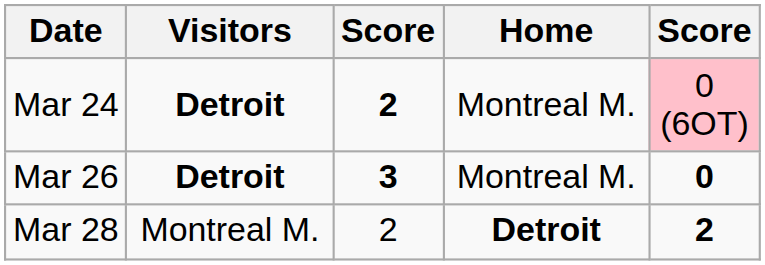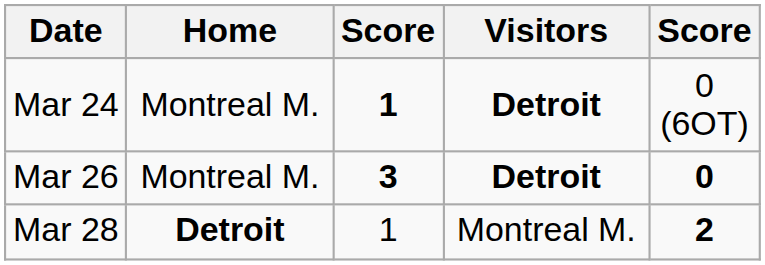columns swapped: (230, 31) <-> (546, 31)
(388, 104) 2 -> (388, 104) 1
(704, 104) pink background -> (704, 104) no background
(388, 230) 2 -> (388, 230) 1
